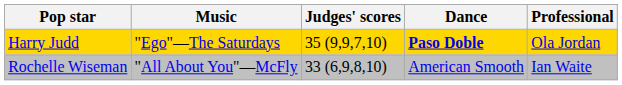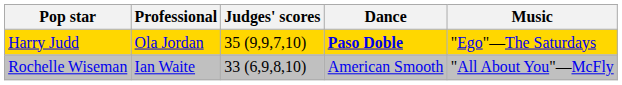columns swapped: (573, 17) <-> (216, 17)
